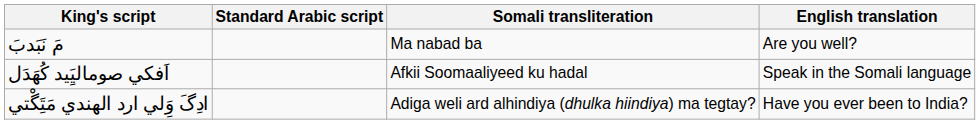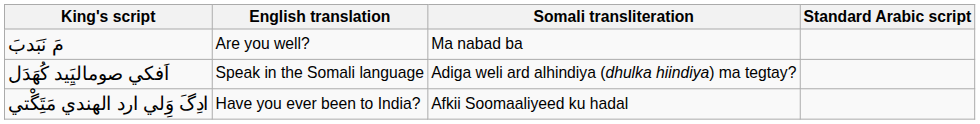columns swapped: (299, 16) <-> (867, 16)
(489, 74) Afkii Soomaaliyeed ku hadal -> (614, 74) Adiga weli ard alhindiya (dhulka hiindiya) ma tegtay?
(573, 103) Adiga weli ard alhindiya (dhulka hiindiya) ma tegtay? -> (530, 103) Afkii Soomaaliyeed ku hadal
